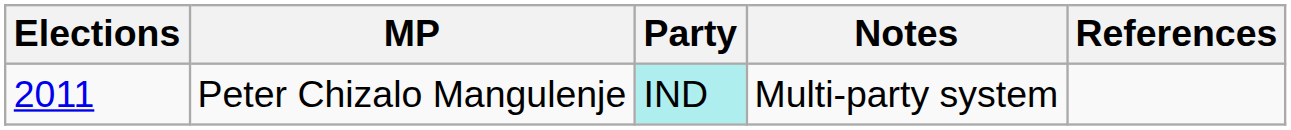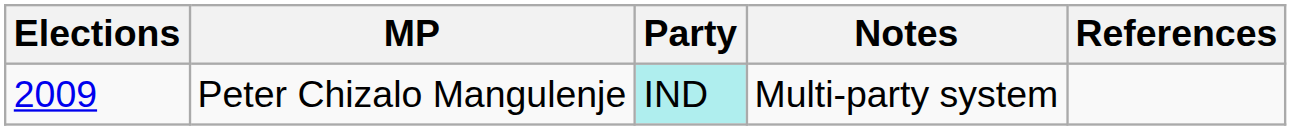(54, 93) 2011 -> (55, 93) 2009
